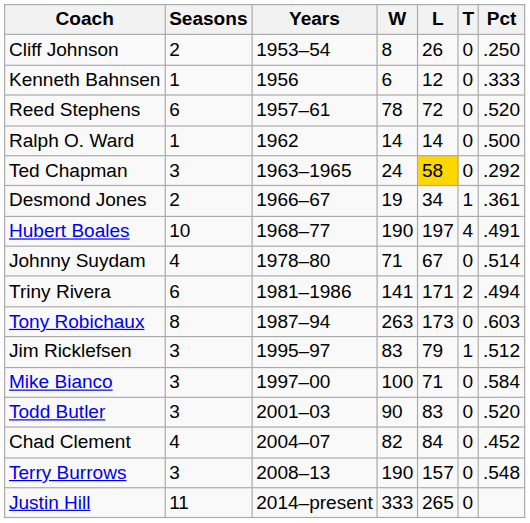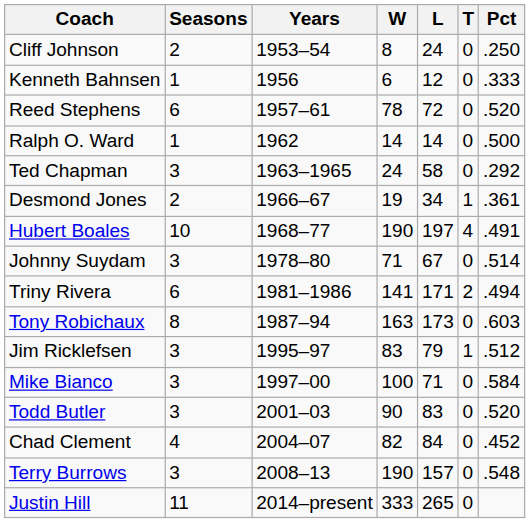(433, 49) 26 -> (433, 49) 24
(433, 170) gold background -> (433, 170) no background
(174, 261) 4 -> (174, 261) 3
(397, 321) 263 -> (397, 321) 163
